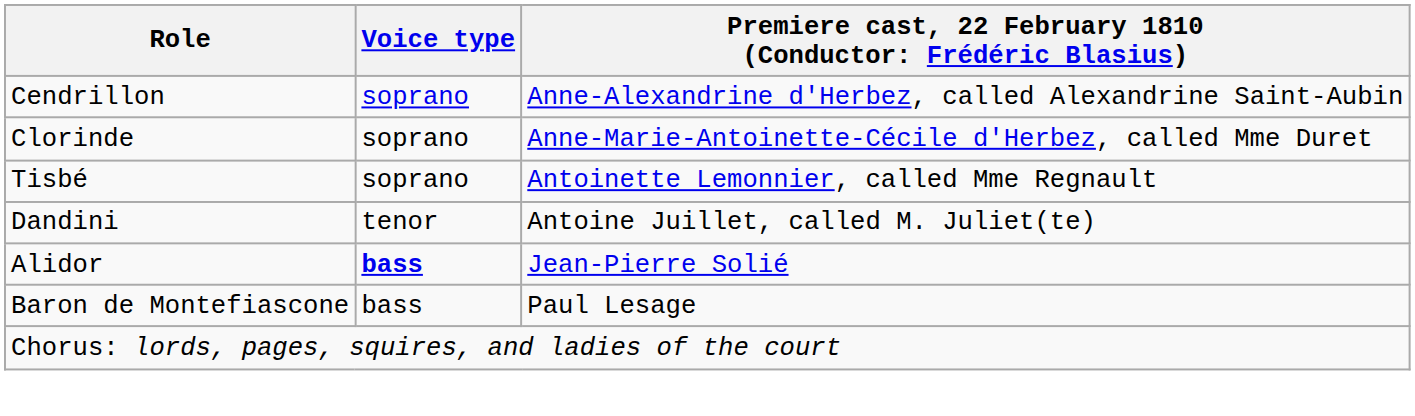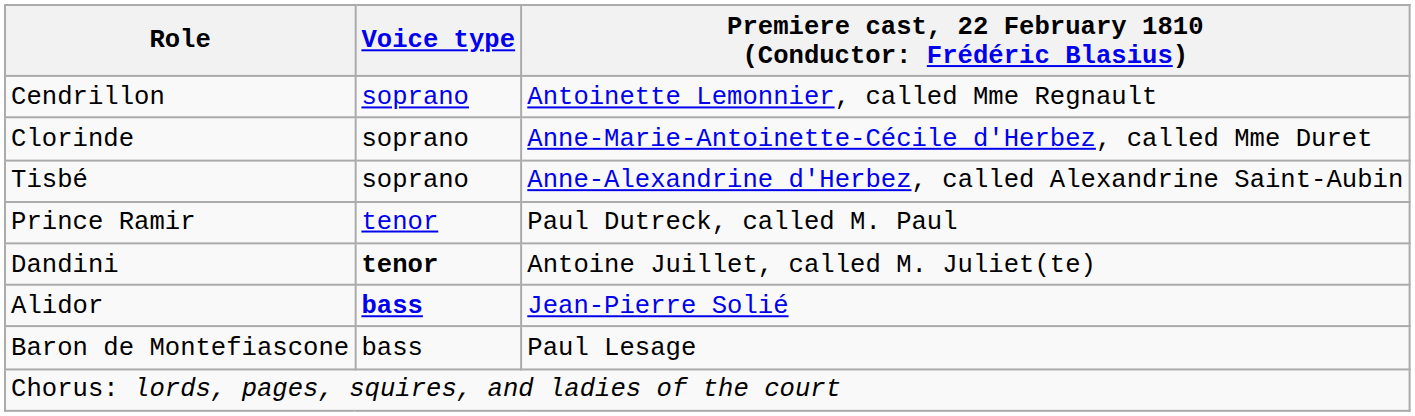(965, 97) Anne-Alexandrine d'Herbez, called Alexandrine Saint-Aubin -> (842, 97) Antoinette Lemonnier, called Mme Regnault
(842, 181) Antoinette Lemonnier, called Mme Regnault -> (965, 181) Anne-Alexandrine d'Herbez, called Alexandrine Saint-Aubin
+ row: (103, 222)
(400, 222) normal -> (400, 264) bold
